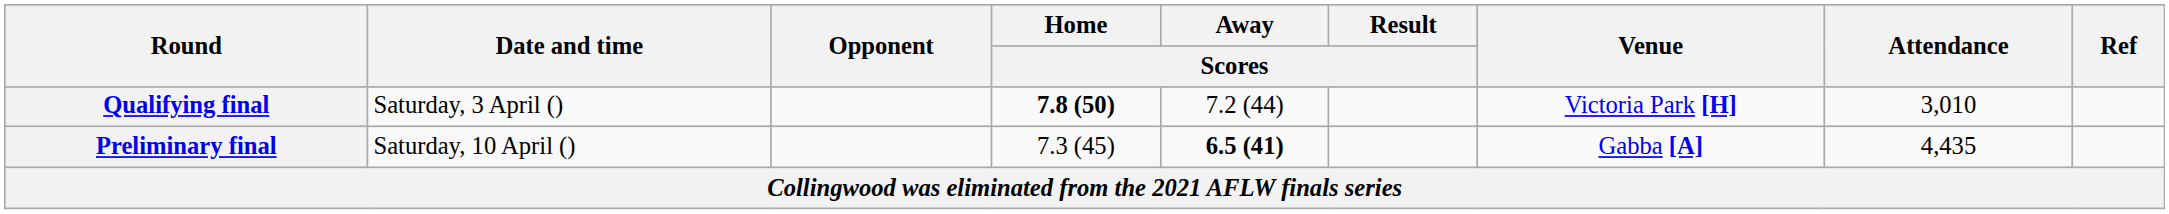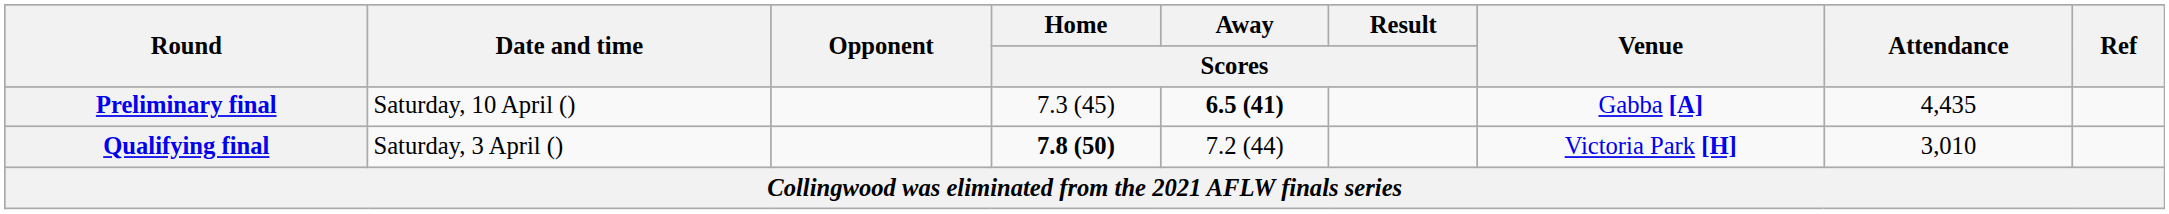rows swapped: (186, 106) <-> (186, 147)
